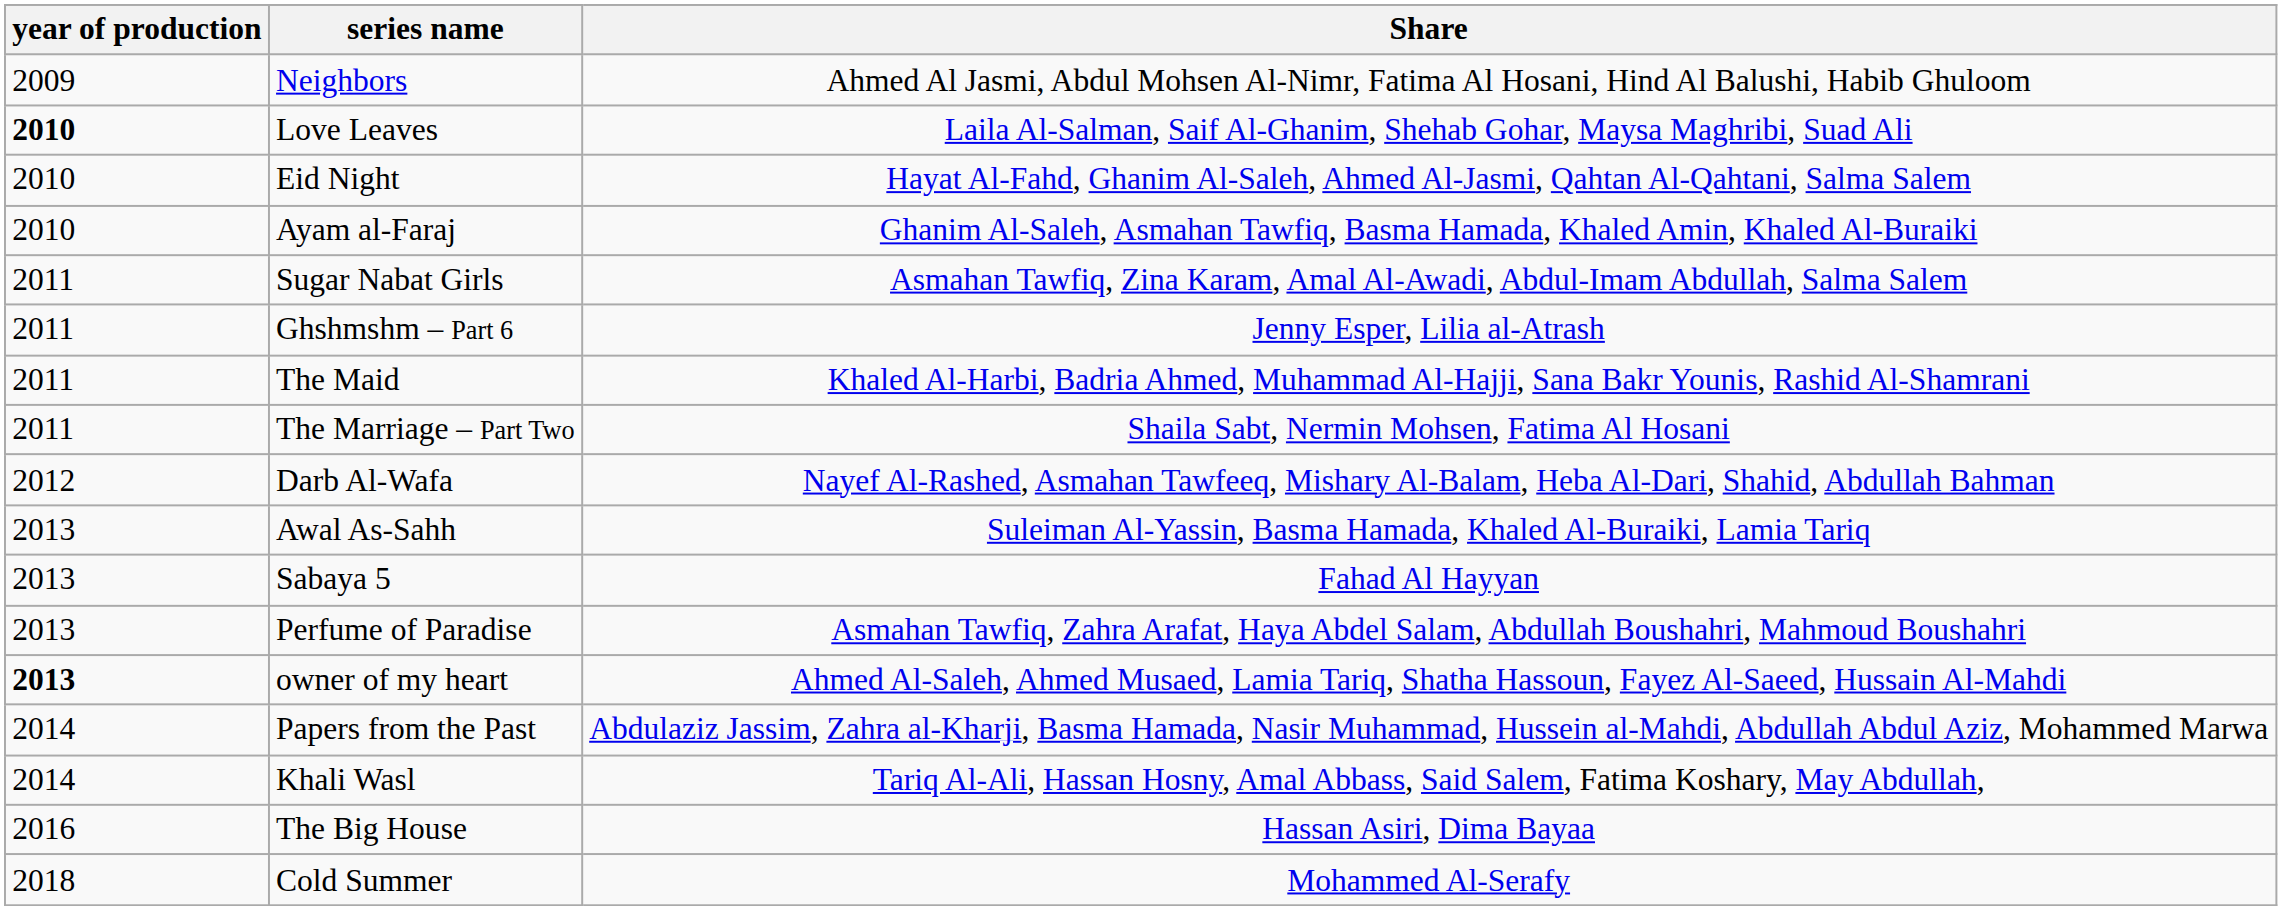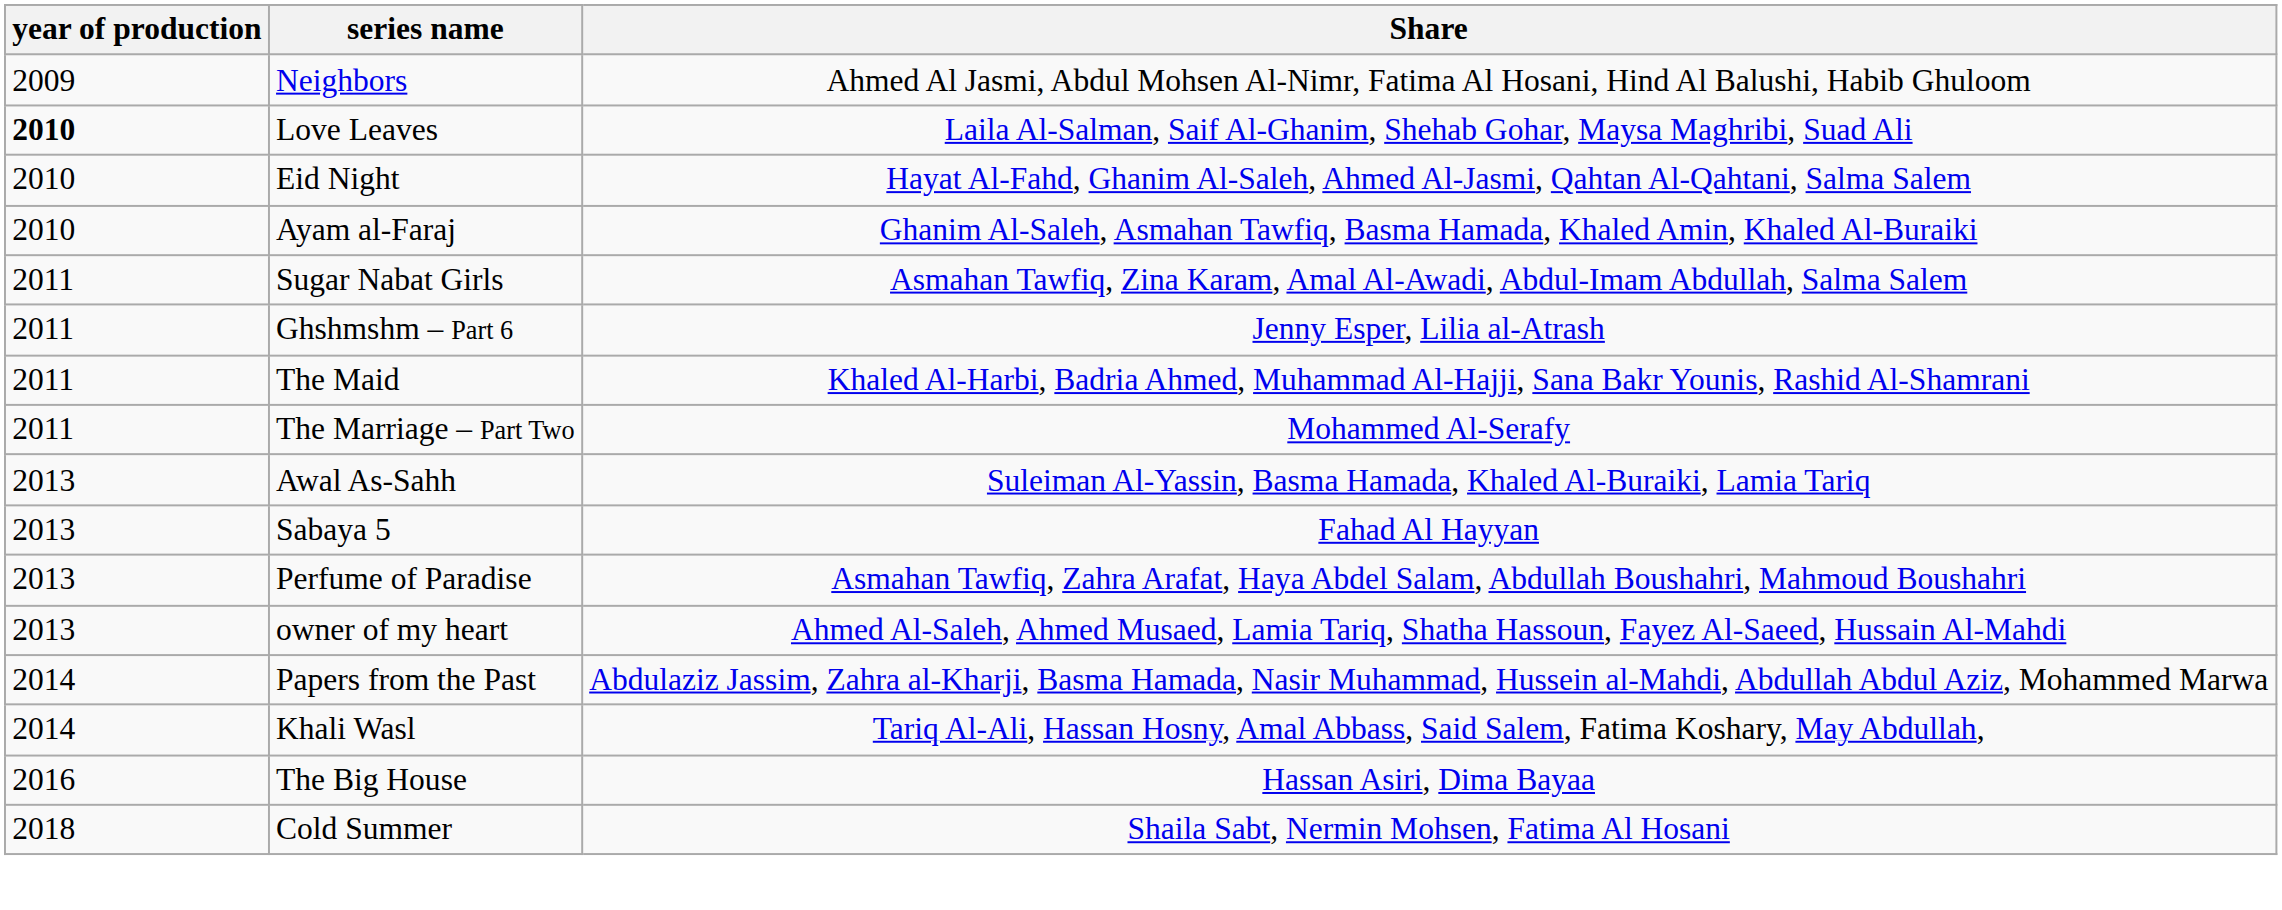(1429, 429) Shaila Sabt, Nermin Mohsen, Fatima Al Hosani -> (1429, 429) Mohammed Al-Serafy
- row: (364, 479)
(44, 679) bold -> (44, 629) normal
(1429, 879) Mohammed Al-Serafy -> (1429, 829) Shaila Sabt, Nermin Mohsen, Fatima Al Hosani
